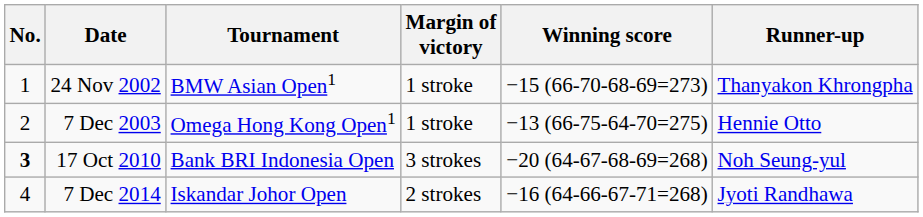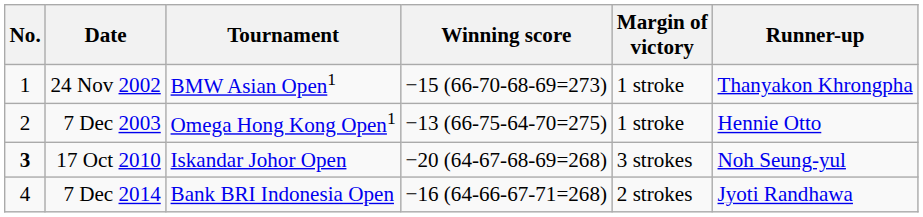columns swapped: (607, 34) <-> (451, 34)
(282, 160) Bank BRI Indonesia Open -> (259, 160) Iskandar Johor Open
(259, 194) Iskandar Johor Open -> (282, 194) Bank BRI Indonesia Open
